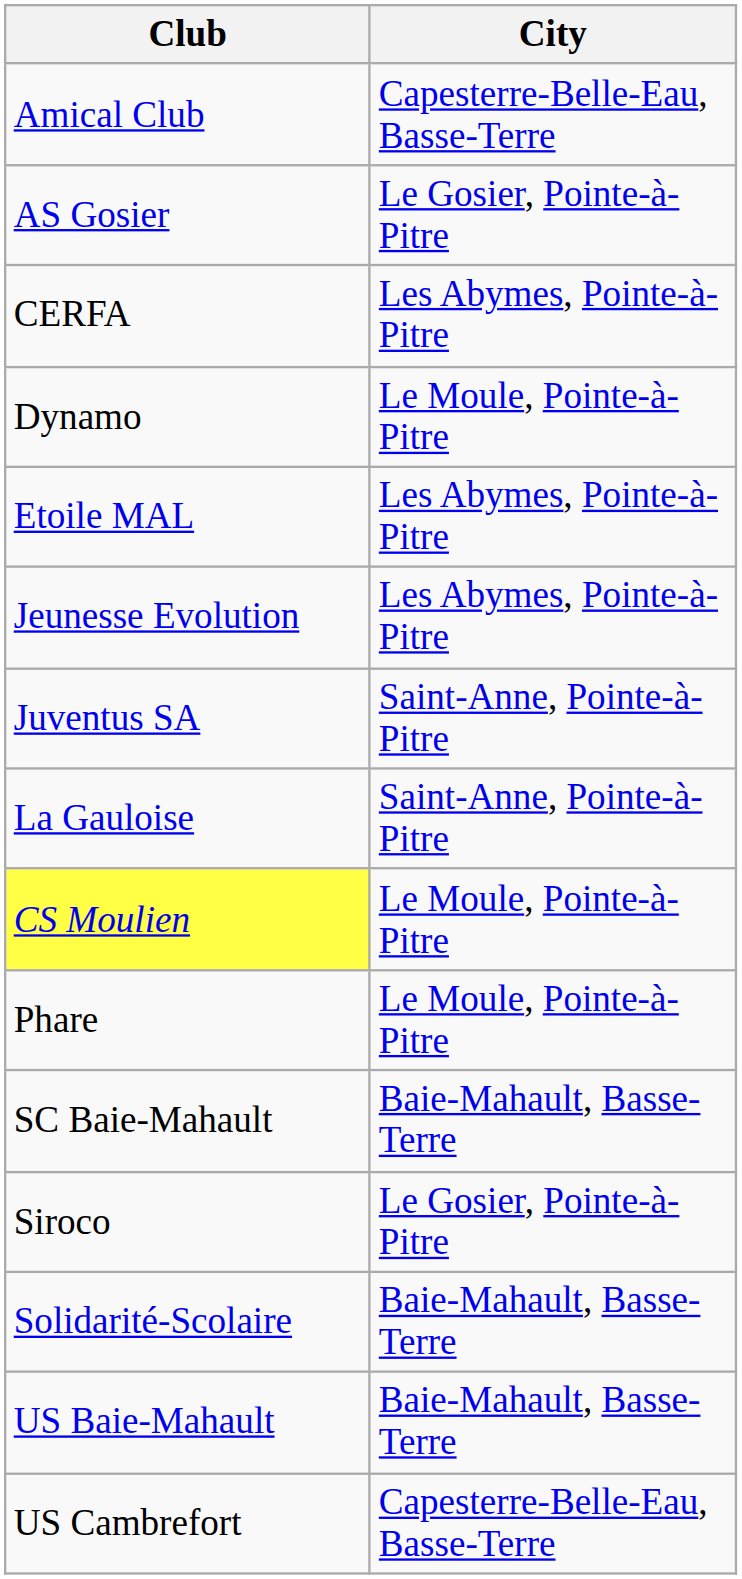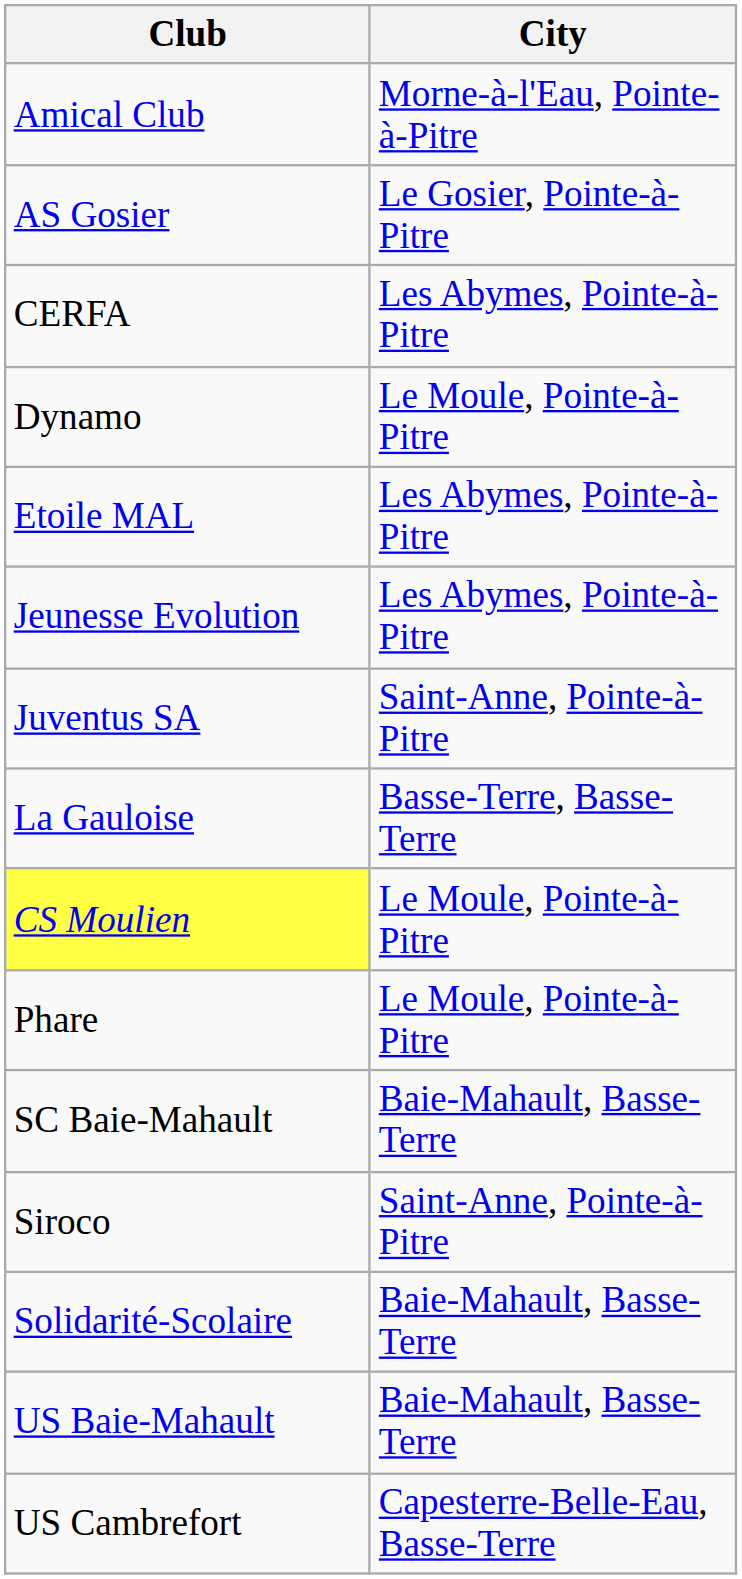(543, 113) Capesterre-Belle-Eau, Basse-Terre -> (549, 113) Morne-à-l'Eau, Pointe-à-Pitre
(541, 818) Saint-Anne, Pointe-à-Pitre -> (526, 818) Basse-Terre, Basse-Terre
(529, 1220) Le Gosier, Pointe-à-Pitre -> (541, 1220) Saint-Anne, Pointe-à-Pitre
